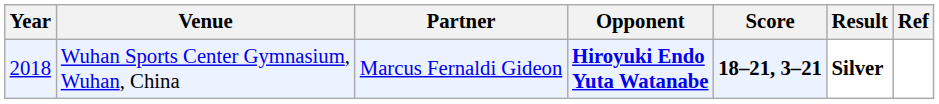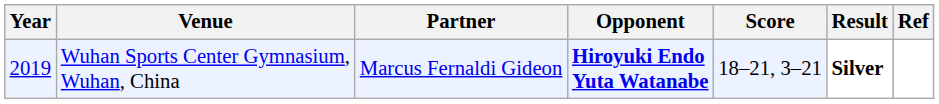(30, 68) 2018 -> (30, 68) 2019
(770, 68) bold -> (770, 68) normal
